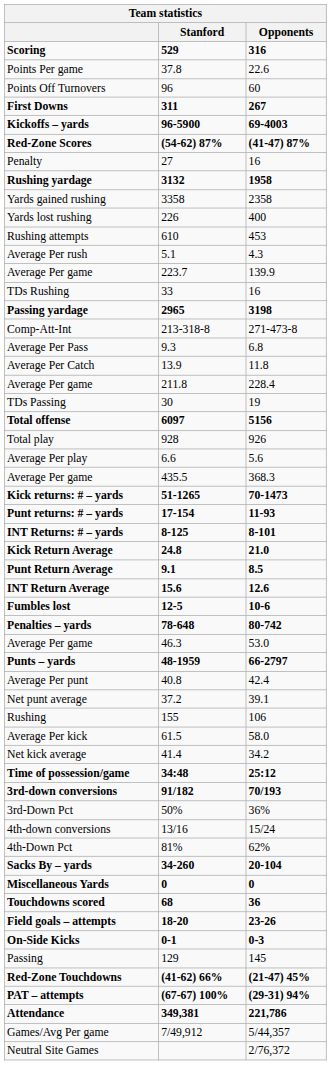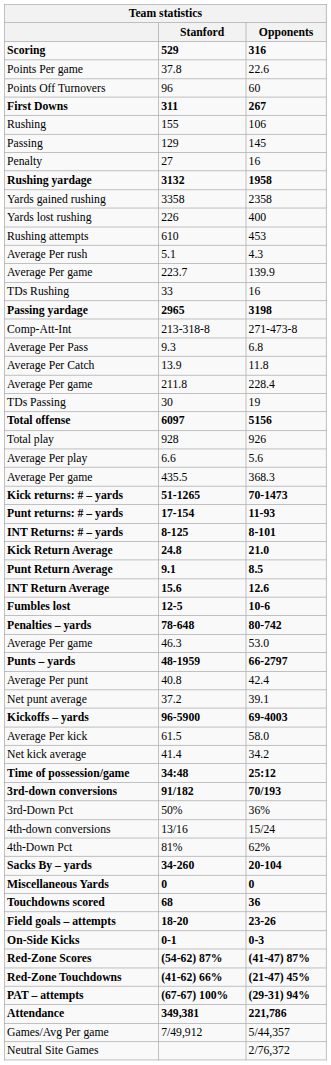rows swapped: (27, 717) <-> (48, 124)
rows swapped: (25, 958) <-> (49, 143)
